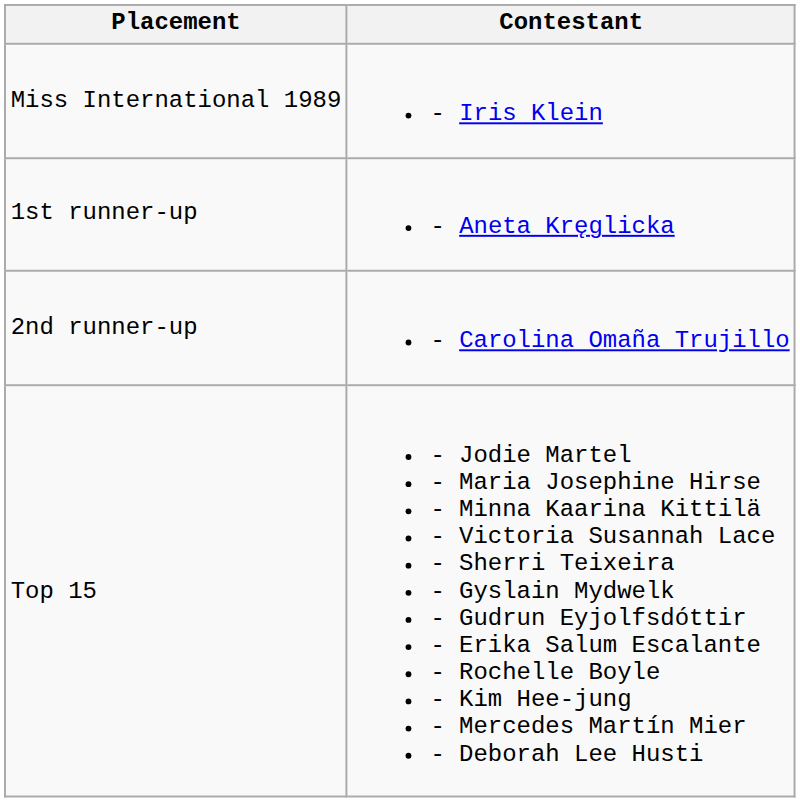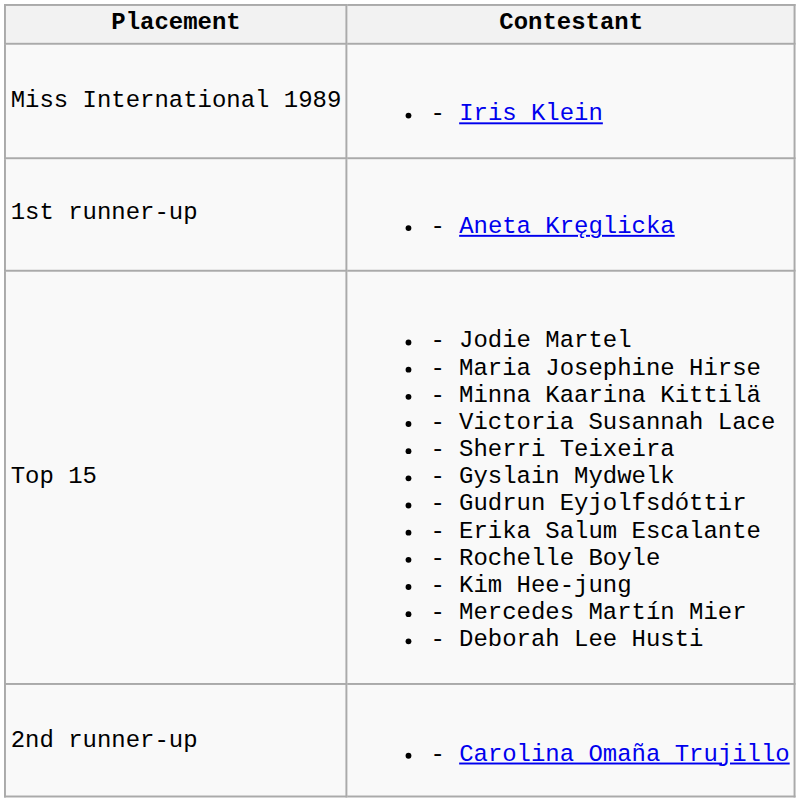rows swapped: (104, 328) <-> (54, 591)
